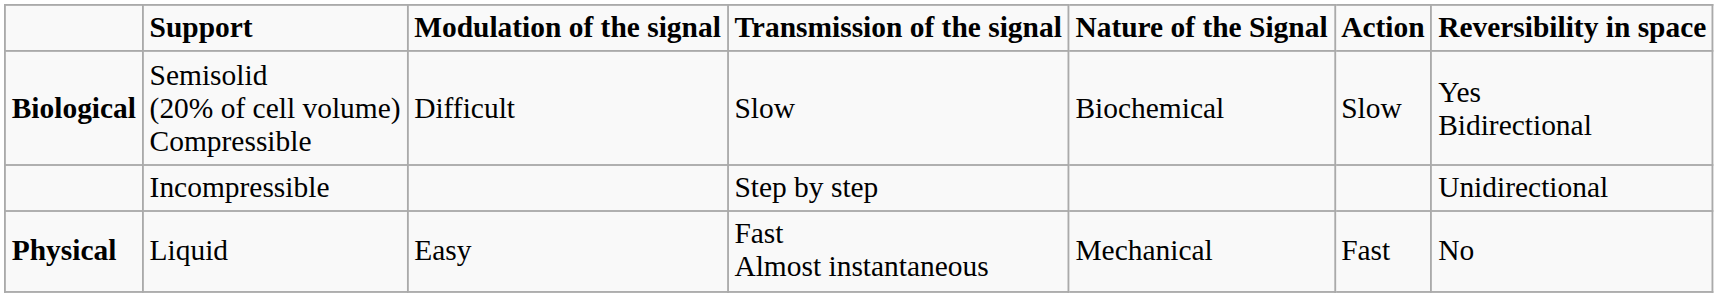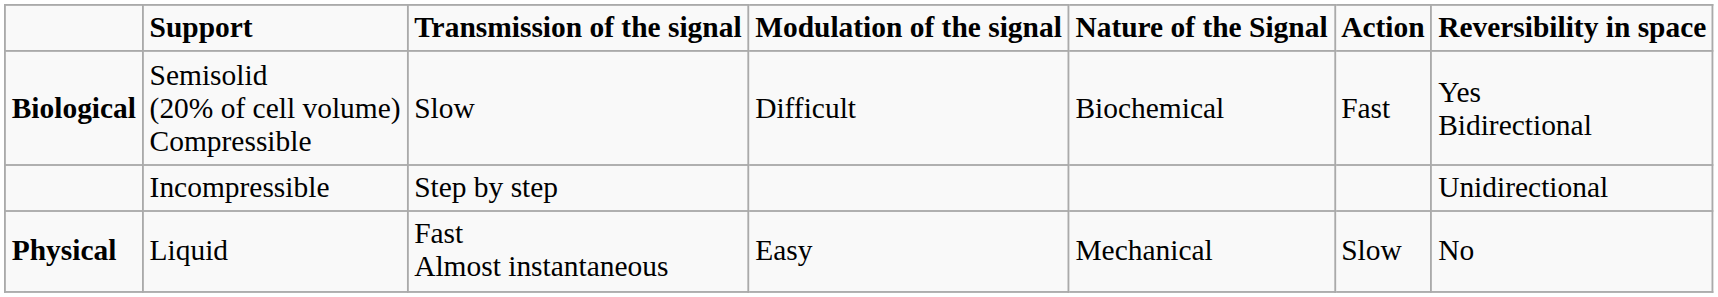columns swapped: (898, 27) <-> (568, 27)
(1371, 107) Slow -> (1366, 107) Fast
(1366, 250) Fast -> (1371, 250) Slow
